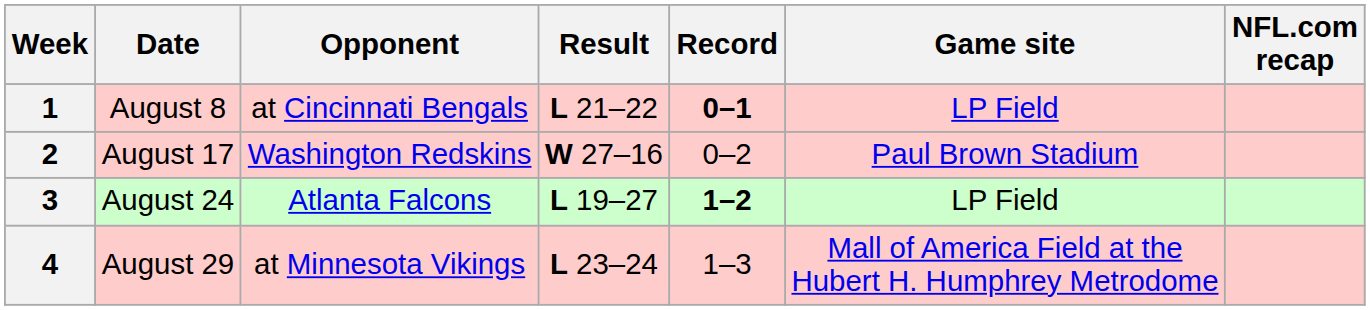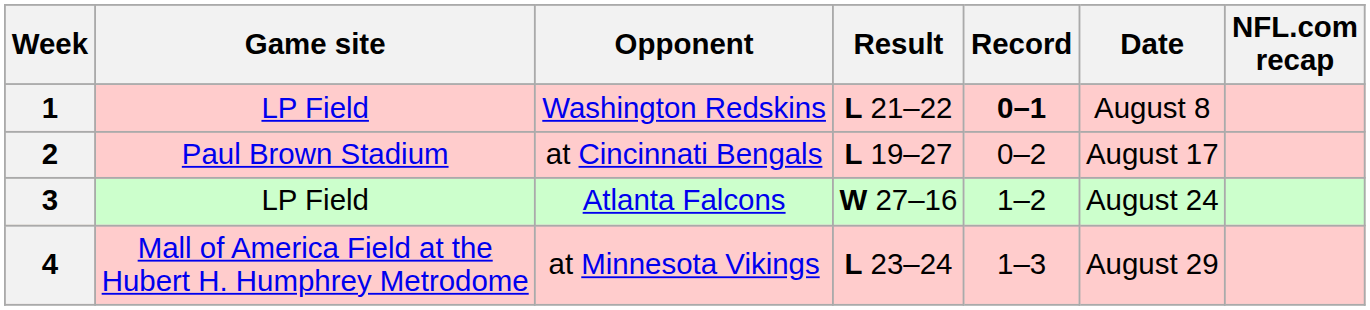columns swapped: (168, 44) <-> (1005, 44)
(390, 107) at Cincinnati Bengals -> (684, 107) Washington Redskins
(390, 154) Washington Redskins -> (684, 154) at Cincinnati Bengals
(604, 154) W 27–16 -> (898, 154) L 19–27
(604, 201) L 19–27 -> (898, 201) W 27–16
(727, 201) bold -> (1022, 201) normal
